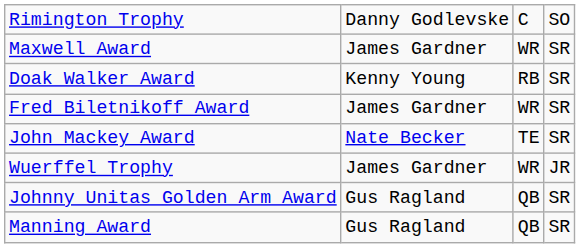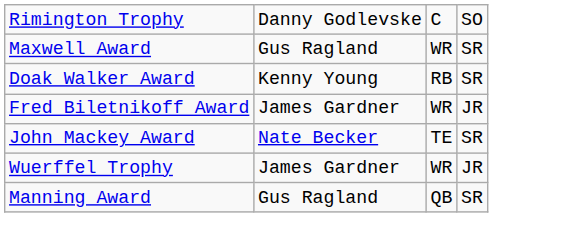(416, 49) James Gardner -> (318, 49) Gus Ragland
(559, 109) SR -> (472, 109) JR
- row: (173, 198)
